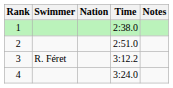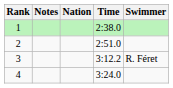columns swapped: (55, 12) <-> (154, 12)
